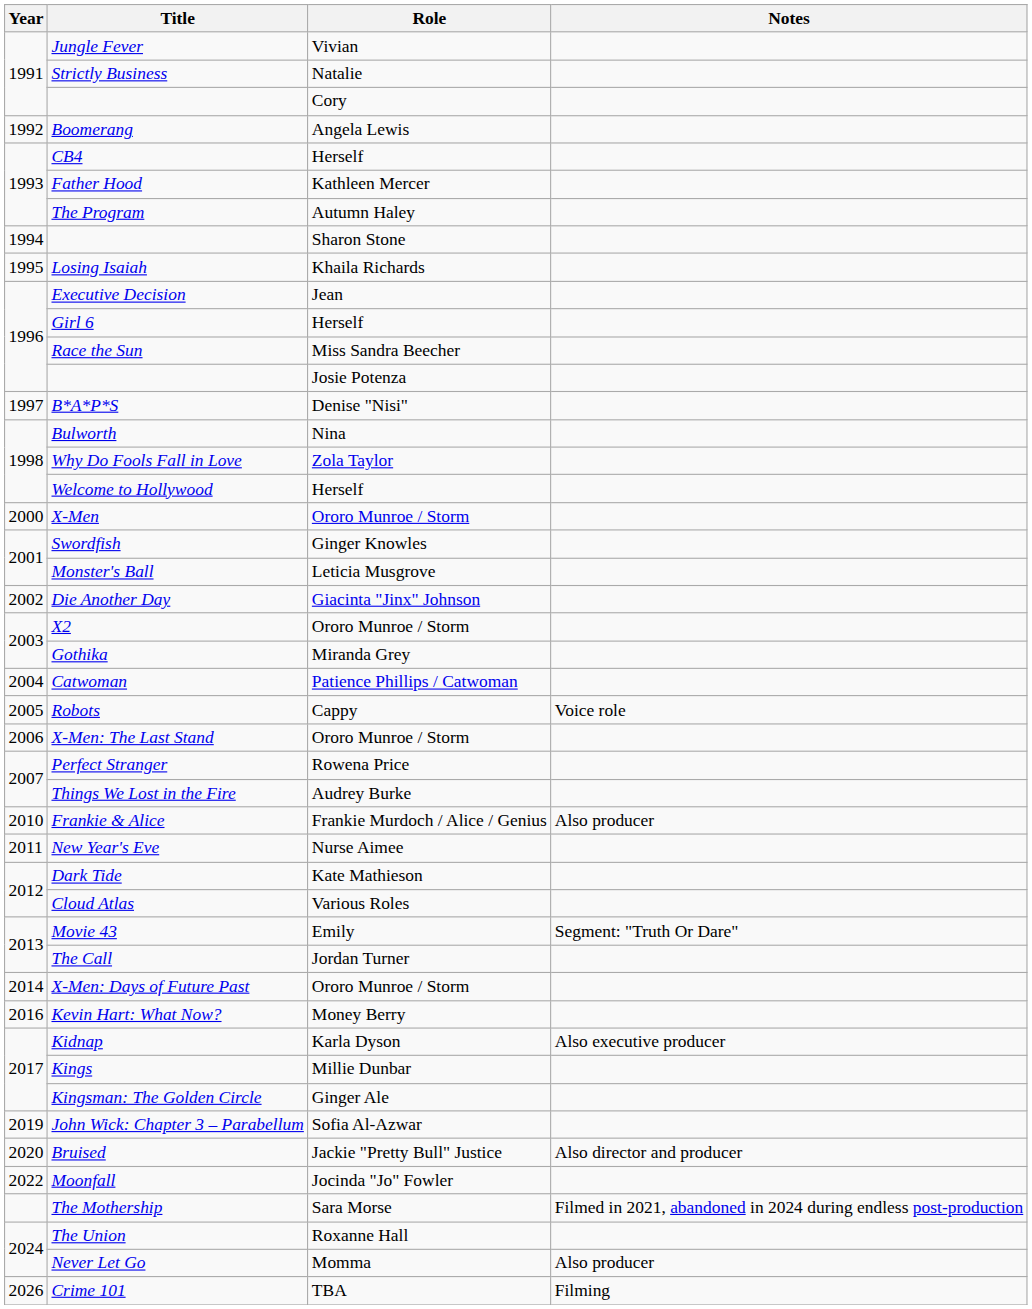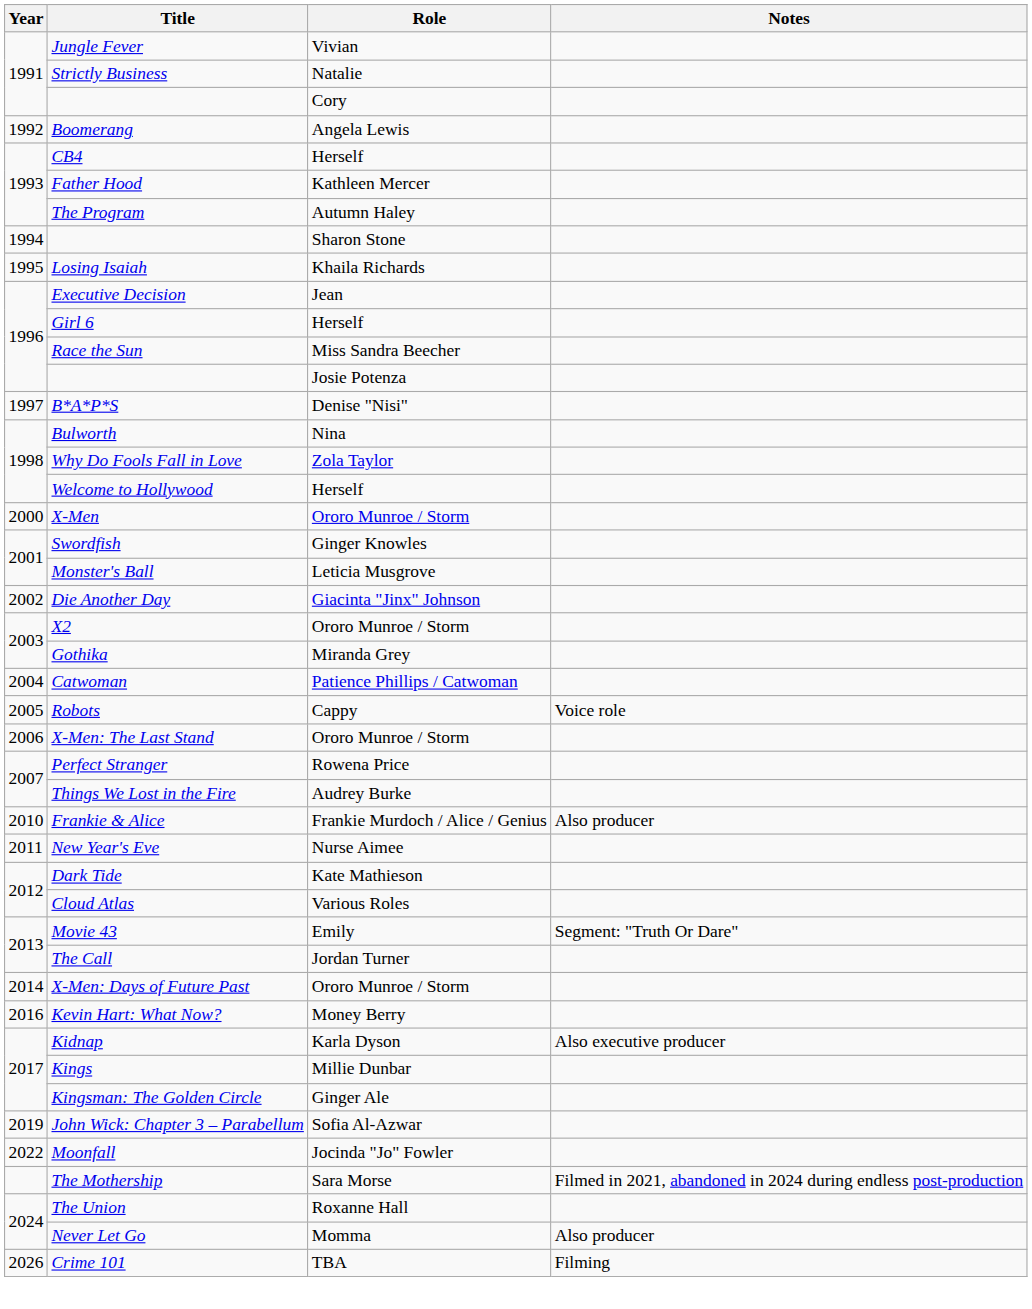- row: (79, 1152)
